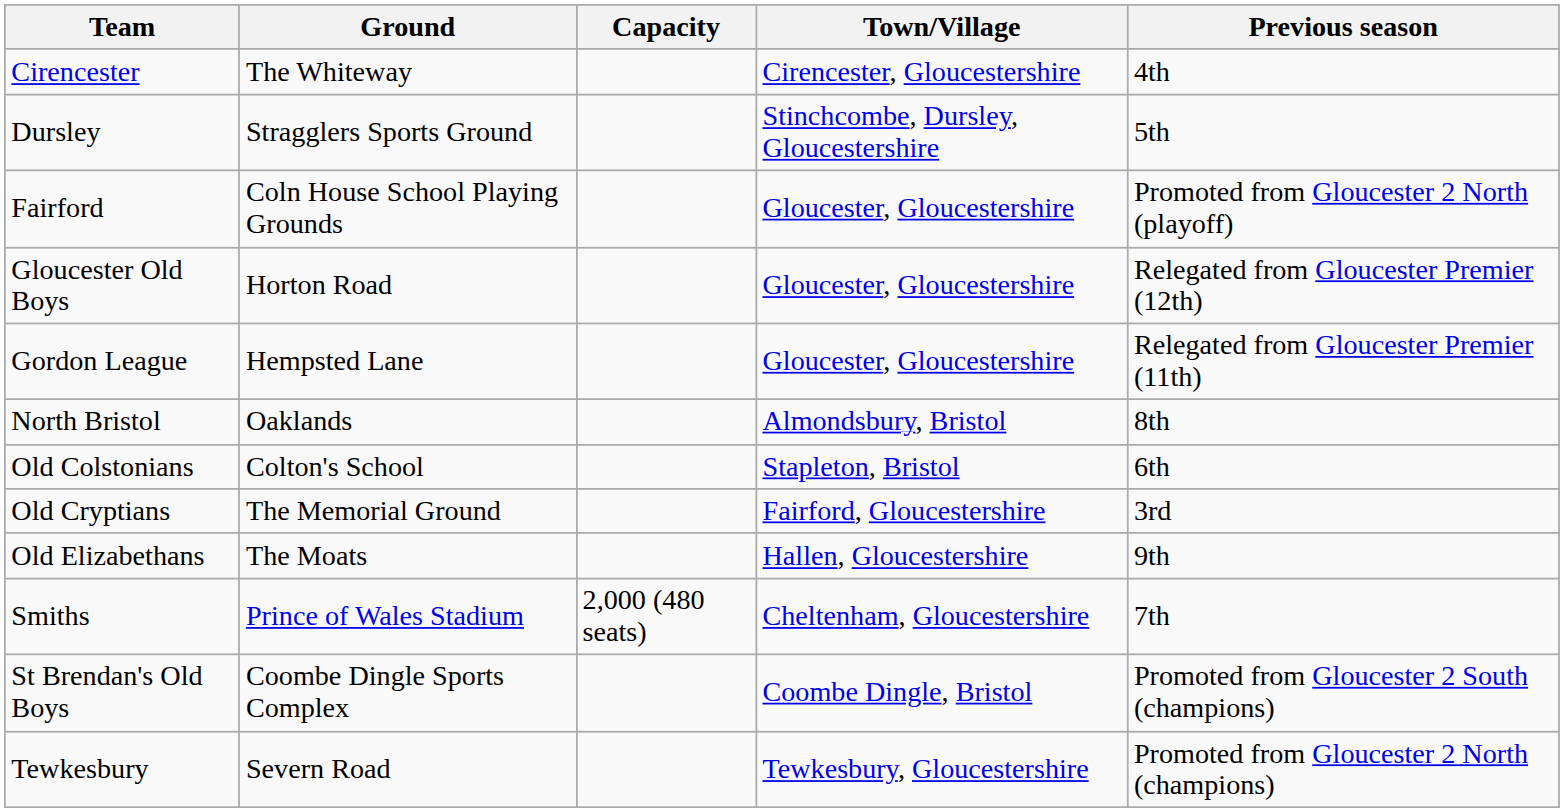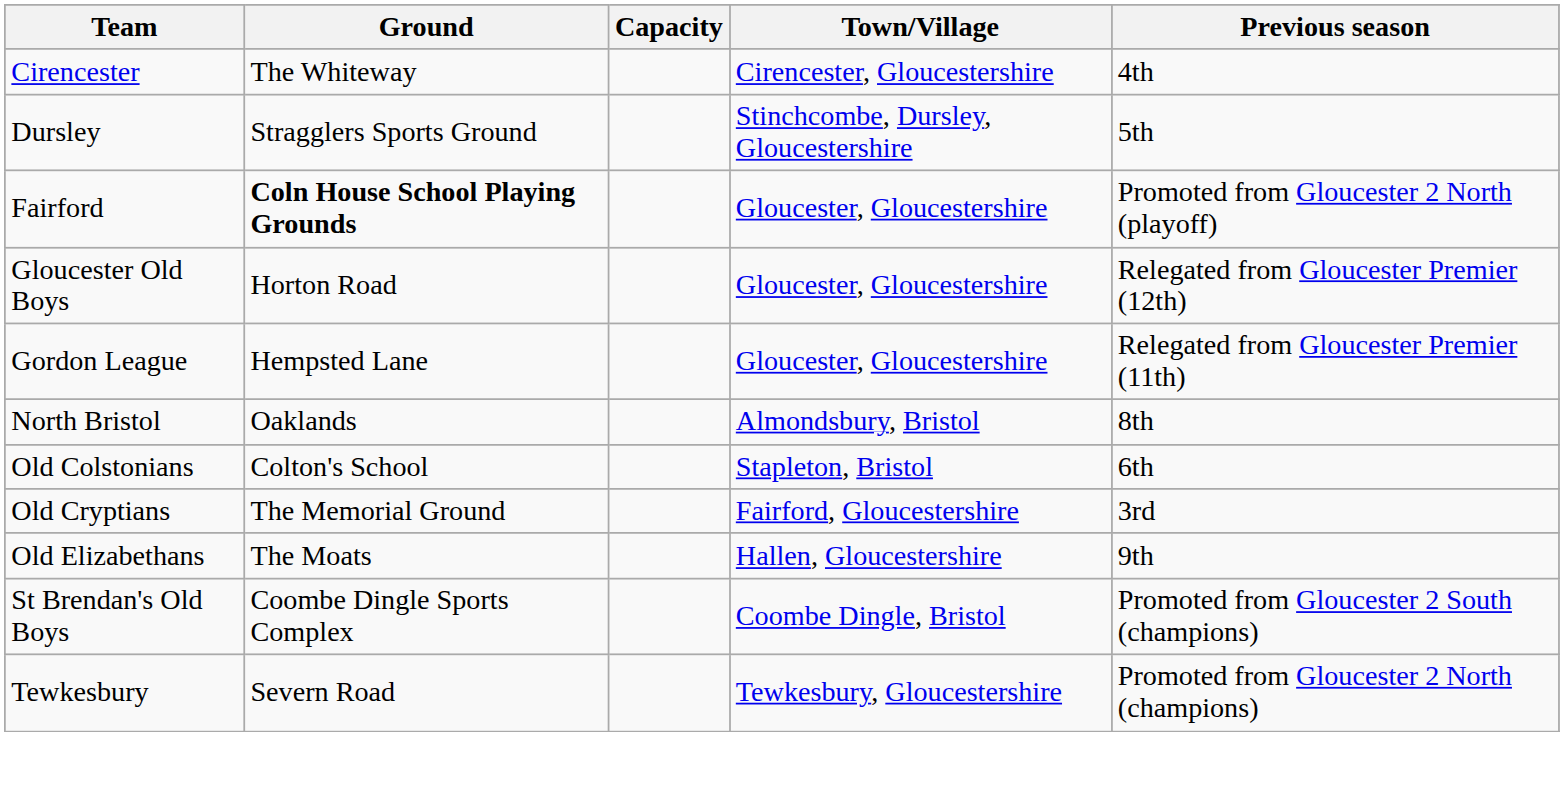(402, 208) normal -> (413, 208) bold
- row: (51, 615)
